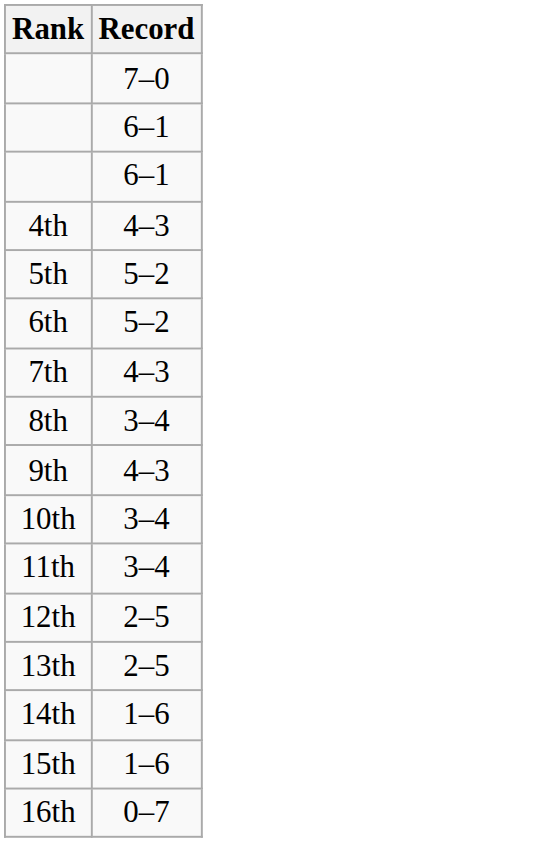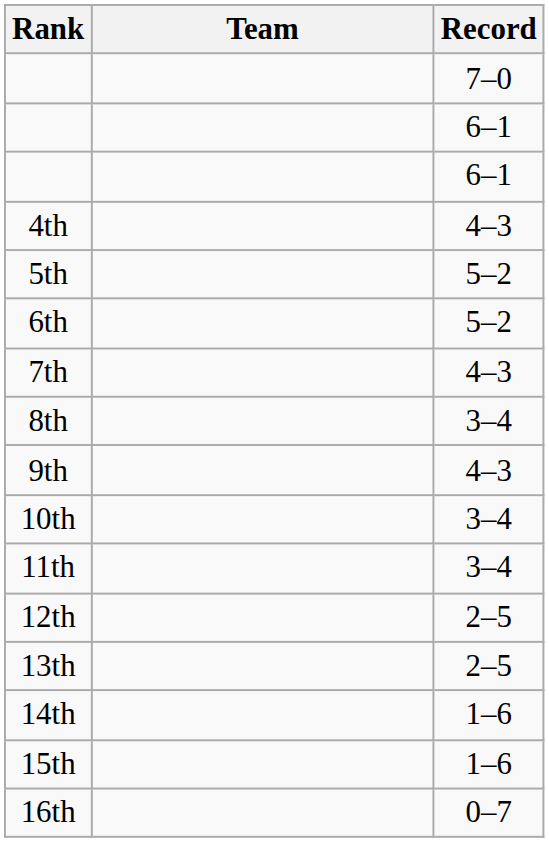+ column: (262, 28)
